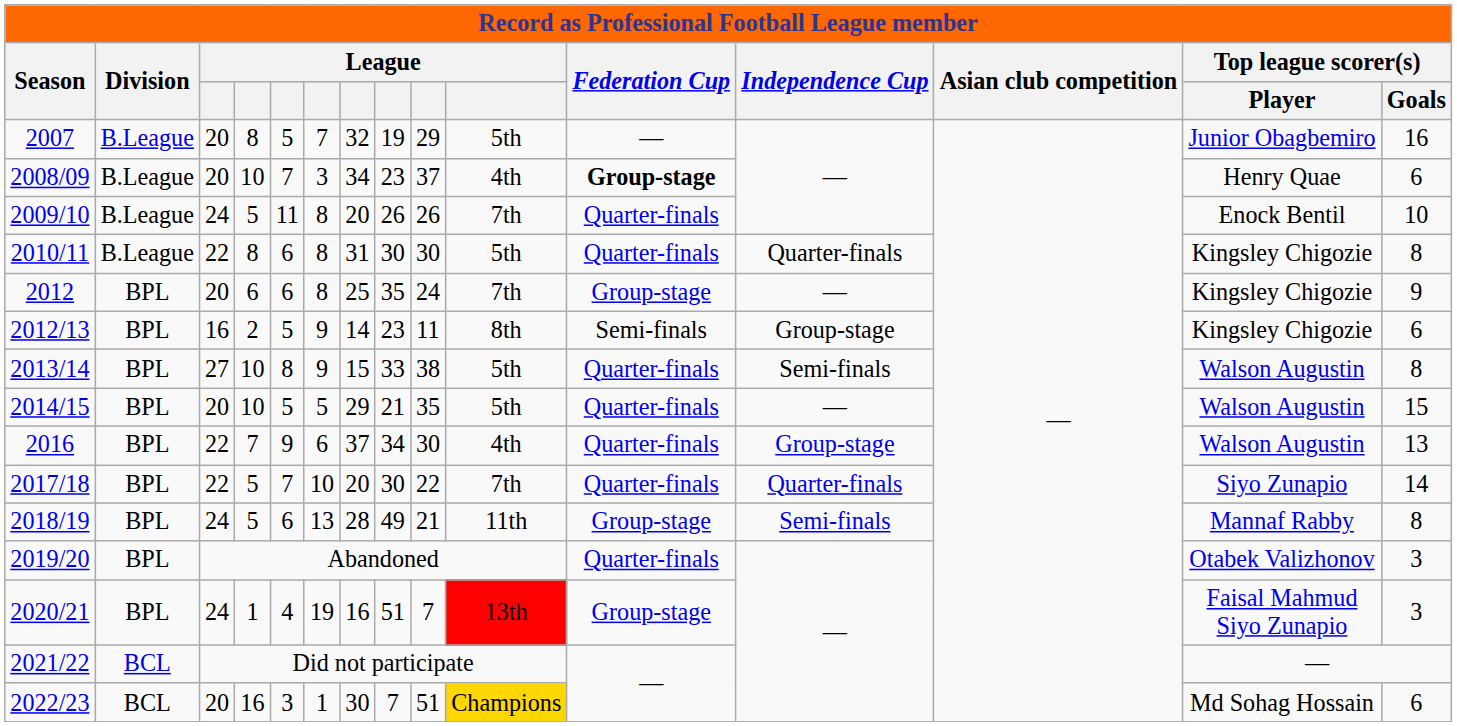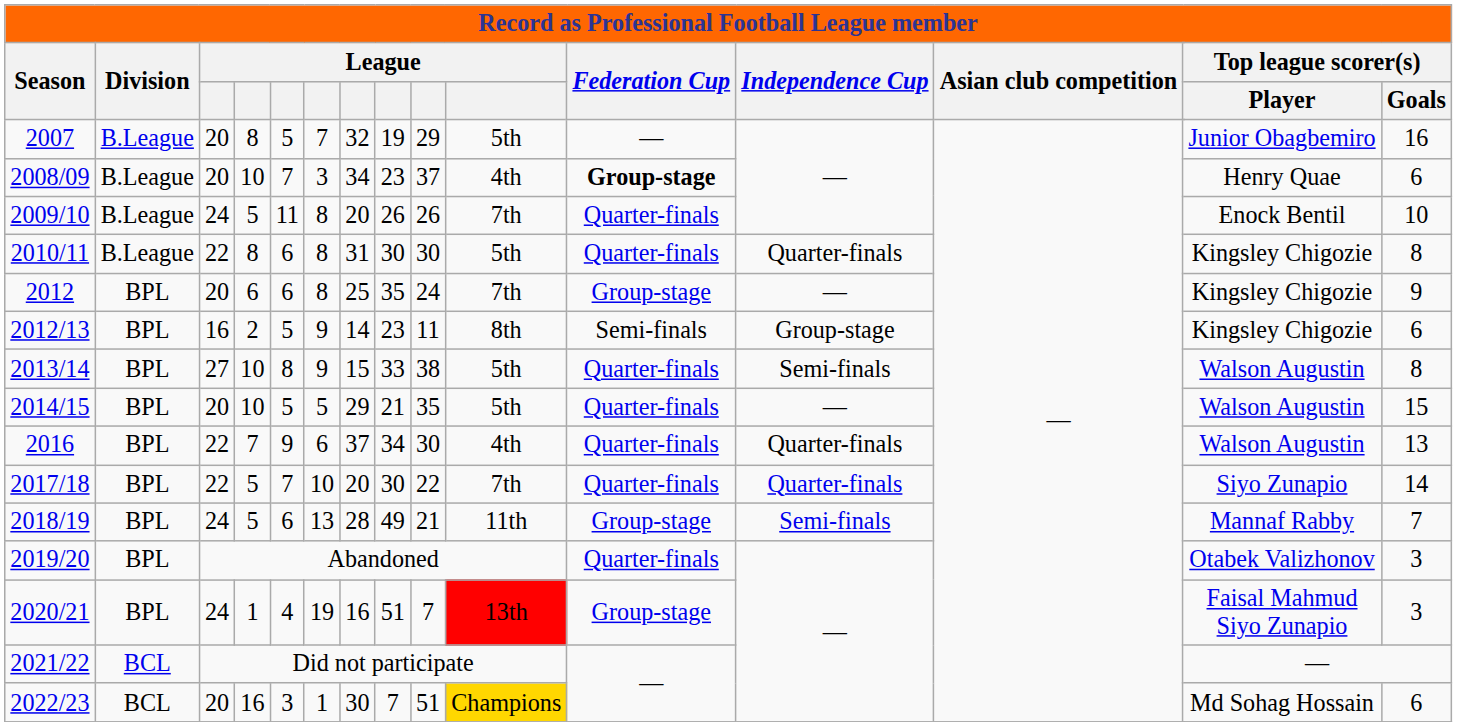(835, 445) Group-stage -> (835, 445) Quarter-finals
(1416, 521) 8 -> (1416, 521) 7
